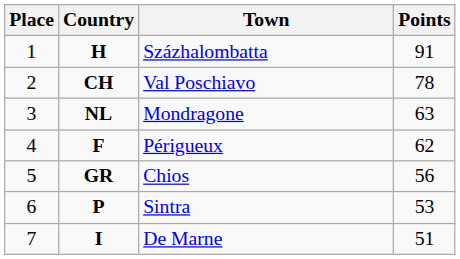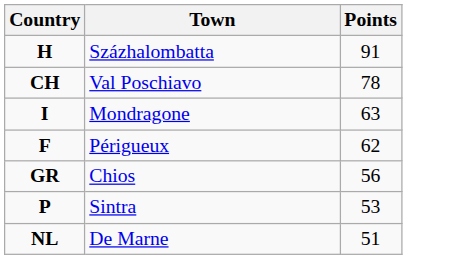- column: (32, 20)
(99, 113) NL -> (45, 113) I
(99, 238) I -> (45, 238) NL
